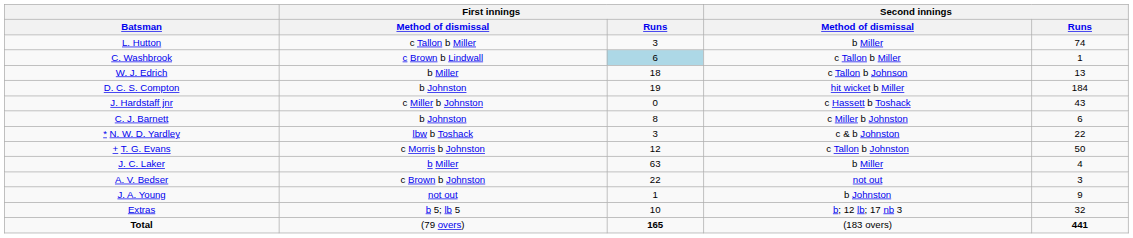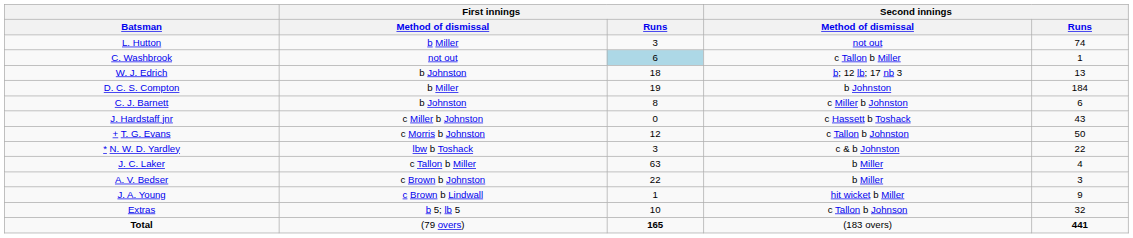(443, 42) c Tallon b Miller -> (443, 42) b Miller
(868, 42) b Miller -> (868, 42) not out
(443, 57) c Brown b Lindwall -> (443, 57) not out
(443, 72) b Miller -> (443, 72) b Johnston
(868, 72) c Tallon b Johnson -> (868, 72) b; 12 lb; 17 nb 3
(443, 88) b Johnston -> (443, 88) b Miller
(868, 88) hit wicket b Miller -> (868, 88) b Johnston
rows swapped: (142, 103) <-> (142, 118)
rows swapped: (142, 133) <-> (142, 149)
(443, 164) b Miller -> (443, 164) c Tallon b Miller
(868, 179) not out -> (868, 179) b Miller
(443, 194) not out -> (443, 194) c Brown b Lindwall
(868, 194) b Johnston -> (868, 194) hit wicket b Miller
(868, 209) b; 12 lb; 17 nb 3 -> (868, 209) c Tallon b Johnson
